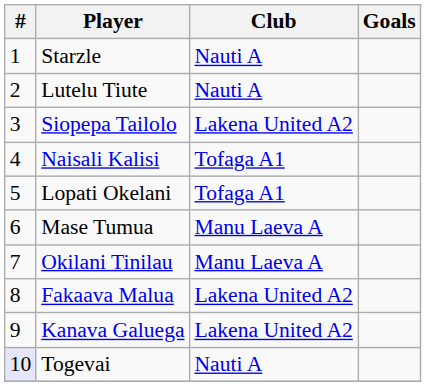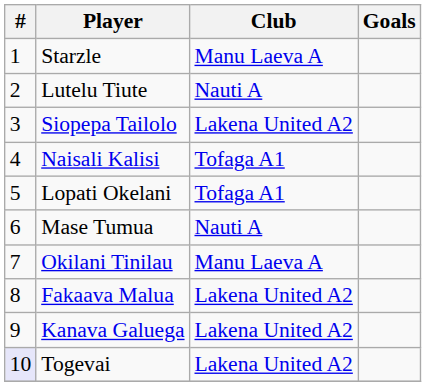(228, 55) Nauti A -> (259, 55) Manu Laeva A
(259, 227) Manu Laeva A -> (228, 227) Nauti A
(228, 364) Nauti A -> (274, 364) Lakena United A2
